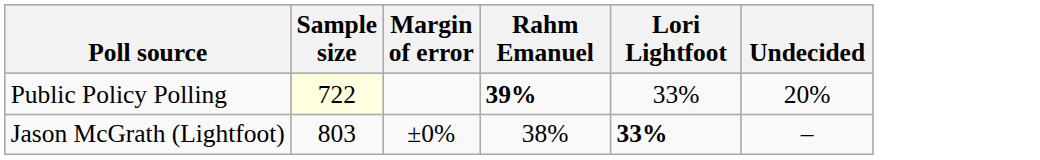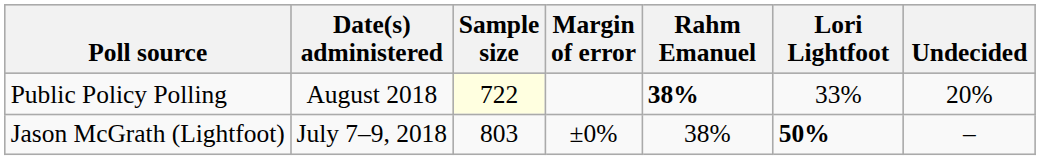+ column: (372, 38)
(511, 93) 39% -> (673, 93) 38%
(642, 133) 33% -> (804, 133) 50%
